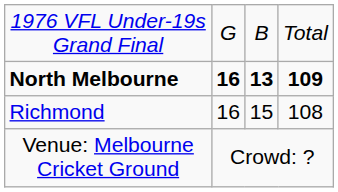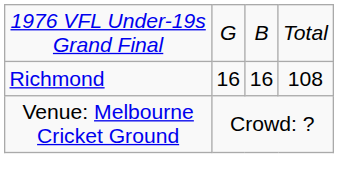- row: (94, 78)
(261, 111) 15 -> (261, 78) 16
